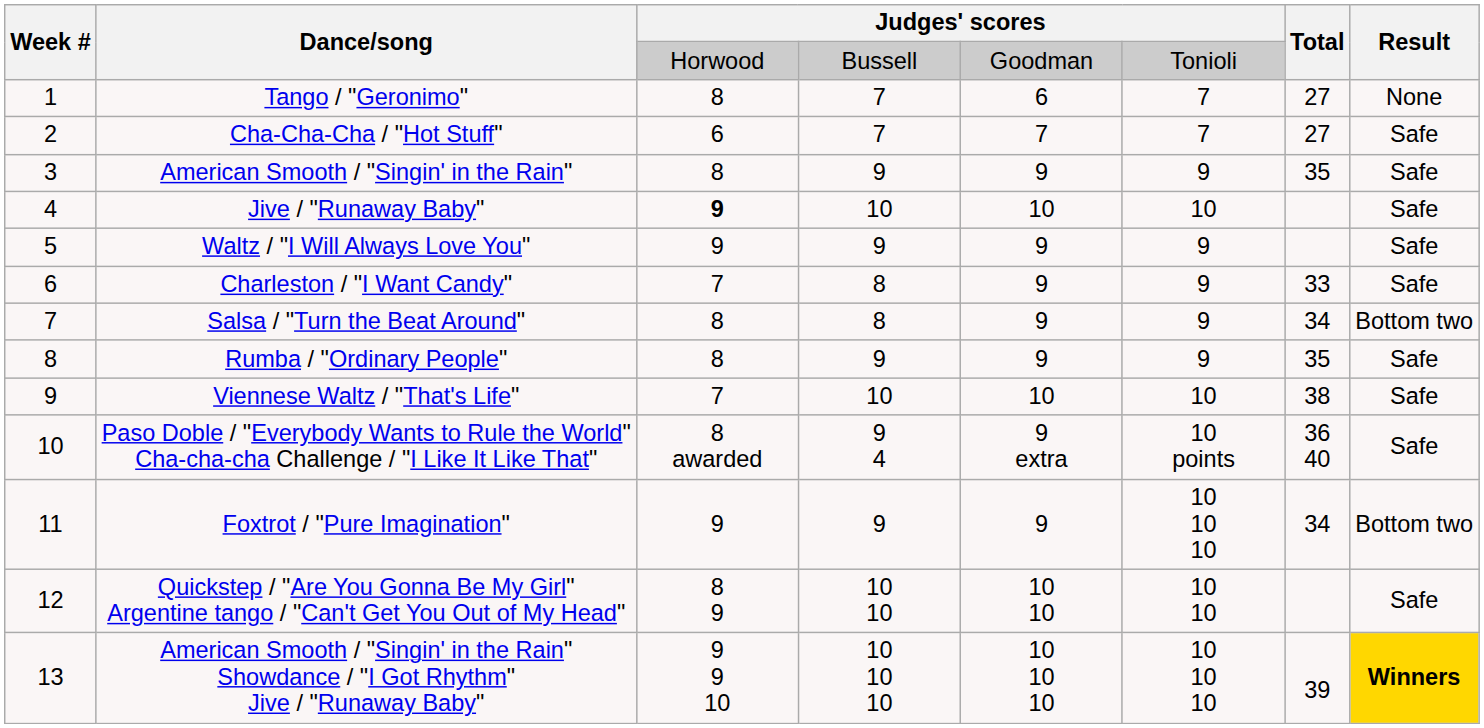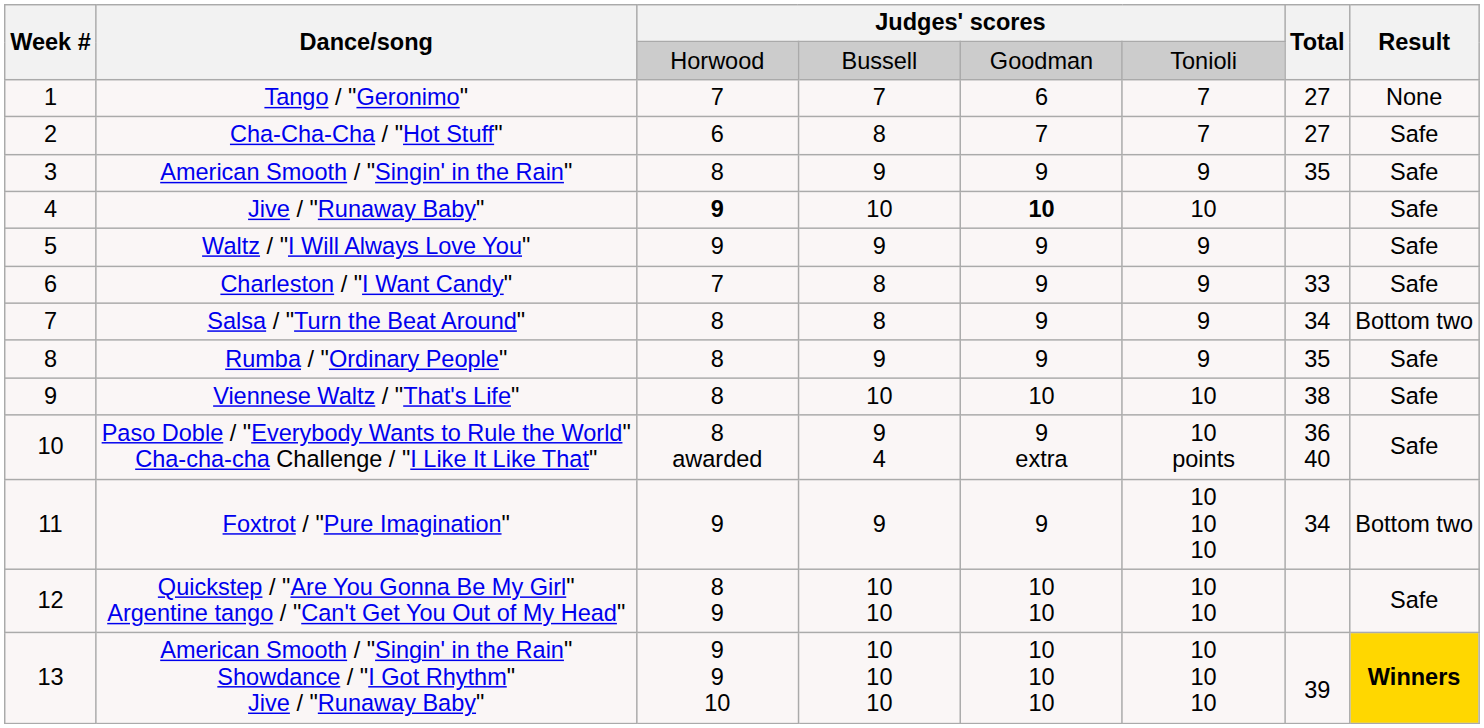(717, 97) 8 -> (717, 97) 7
(879, 135) 7 -> (879, 135) 8
(1041, 209) normal -> (1041, 209) bold
(717, 396) 7 -> (717, 396) 8
